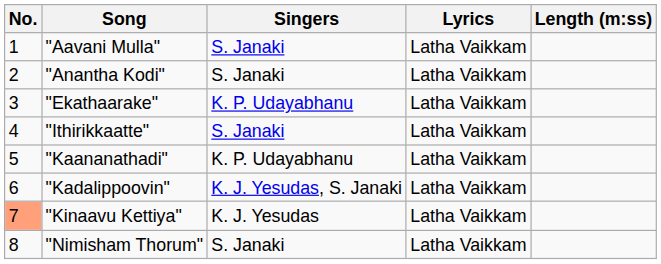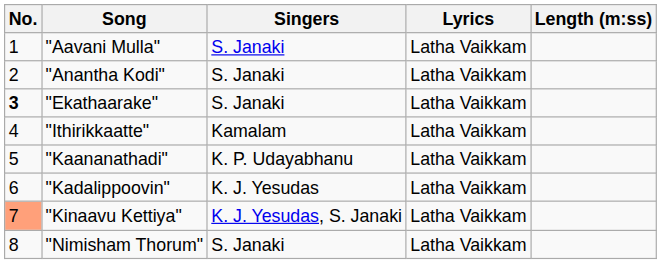(14, 103) normal -> (14, 103) bold
(282, 103) K. P. Udayabhanu -> (248, 103) S. Janaki
(248, 131) S. Janaki -> (249, 131) Kamalam
(307, 188) K. J. Yesudas, S. Janaki -> (265, 188) K. J. Yesudas
(265, 216) K. J. Yesudas -> (307, 216) K. J. Yesudas, S. Janaki
